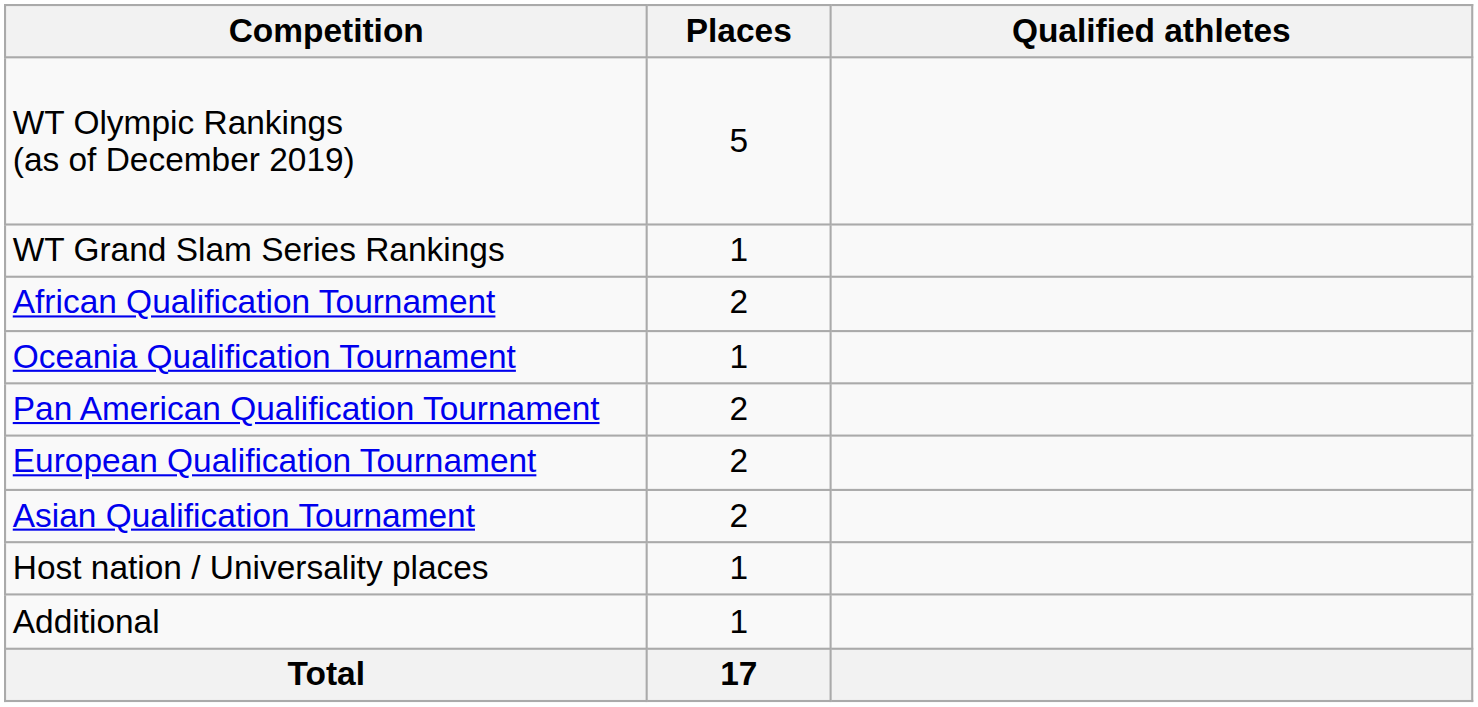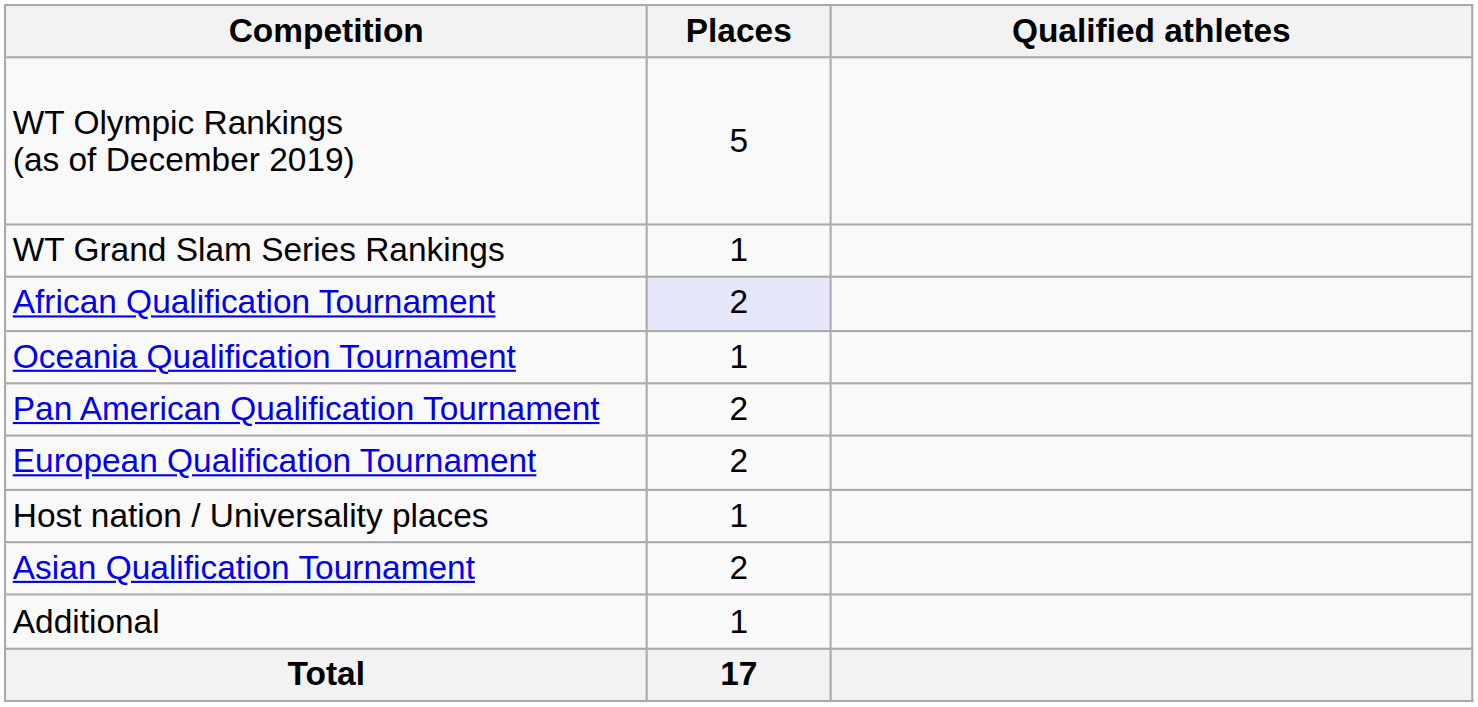(739, 302) no background -> (739, 302) lavender background
rows swapped: (244, 515) <-> (251, 568)
